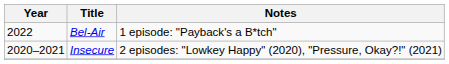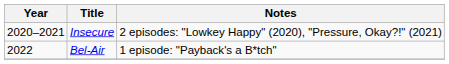rows swapped: (92, 50) <-> (87, 31)
